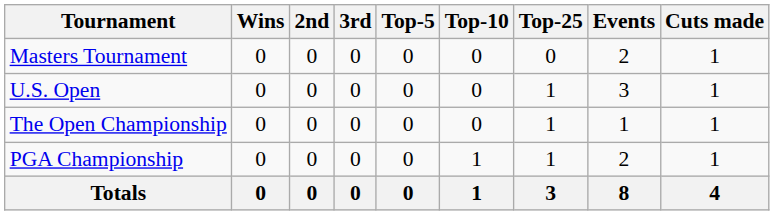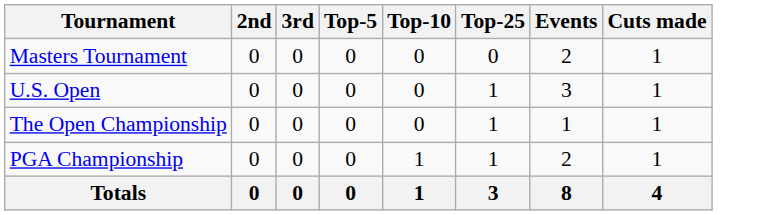- column: (261, 21)
